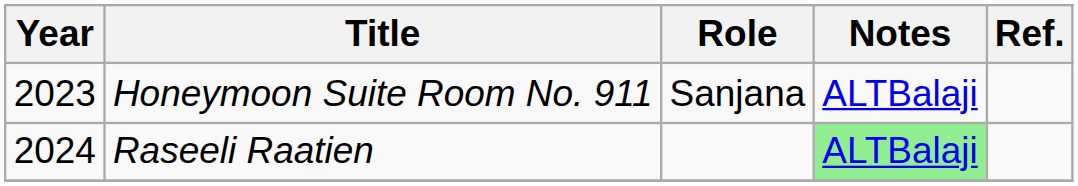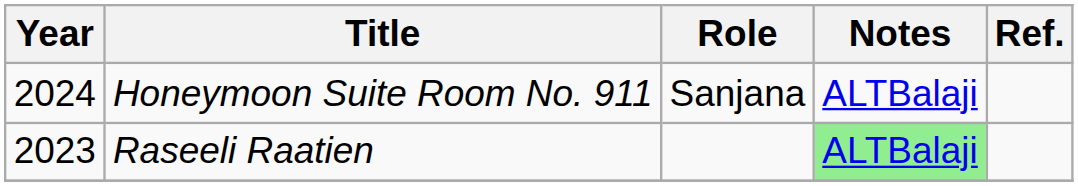(55, 92) 2023 -> (55, 92) 2024
(55, 151) 2024 -> (55, 151) 2023
